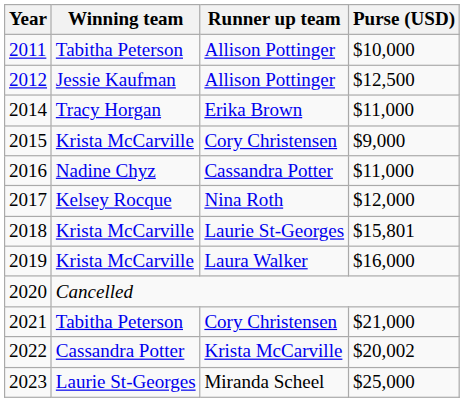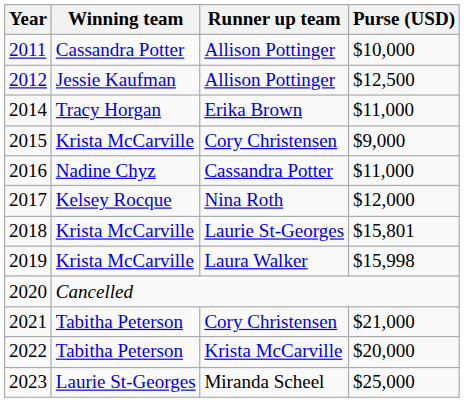(119, 49) Tabitha Peterson -> (120, 49) Cassandra Potter
(384, 261) $16,000 -> (384, 261) $15,998
(120, 351) Cassandra Potter -> (119, 351) Tabitha Peterson
(384, 351) $20,002 -> (384, 351) $20,000
